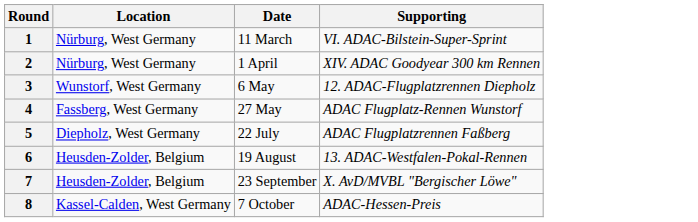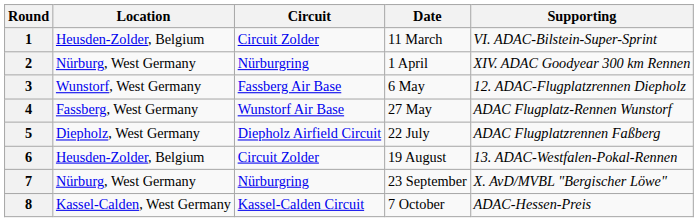+ column: (309, 15)
(126, 39) Nürburg, West Germany -> (130, 39) Heusden-Zolder, Belgium
(130, 180) Heusden-Zolder, Belgium -> (126, 180) Nürburg, West Germany
